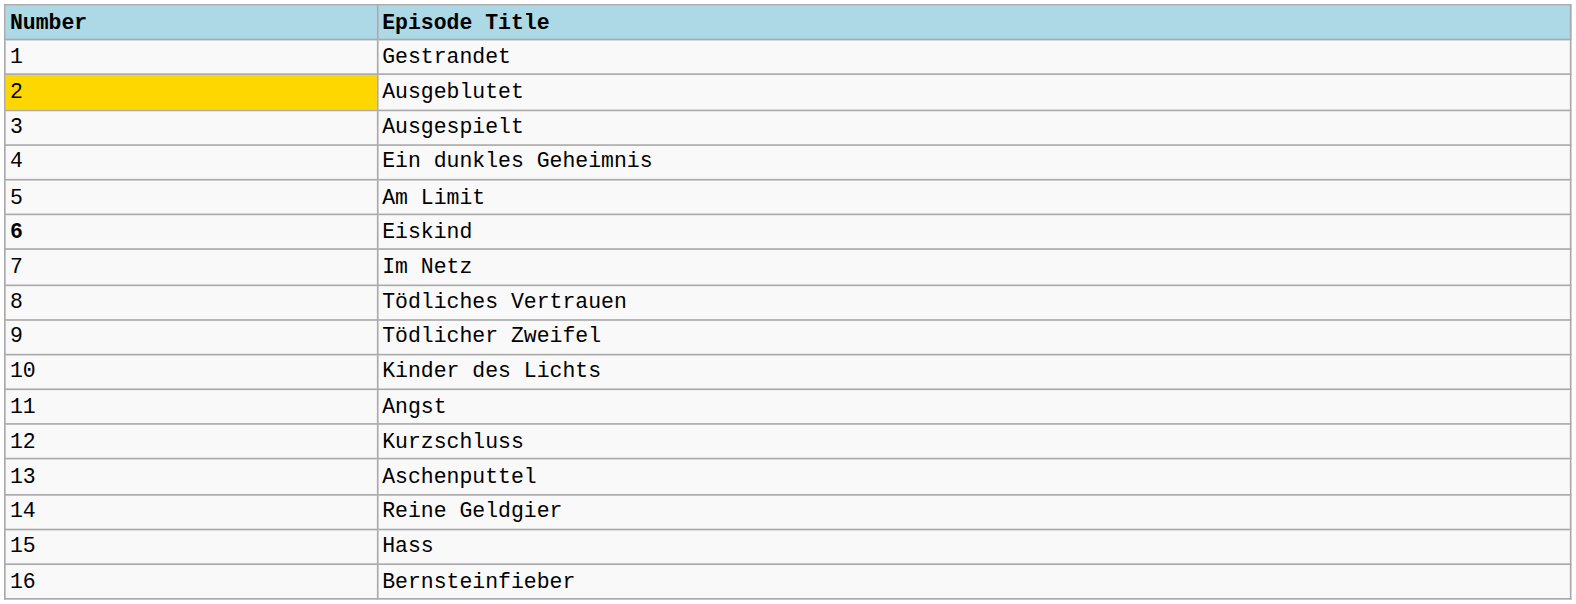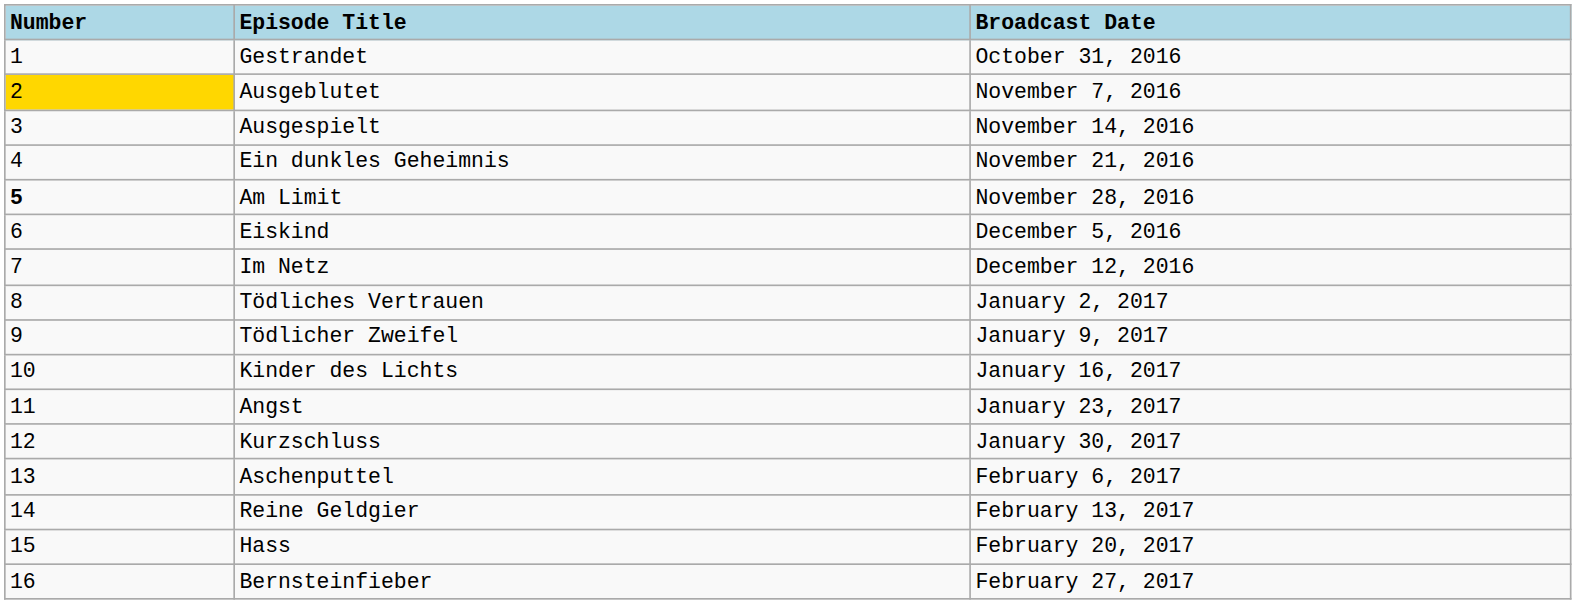+ column: (1066, 22)
(16, 197) normal -> (16, 197) bold
(16, 232) bold -> (16, 232) normal
